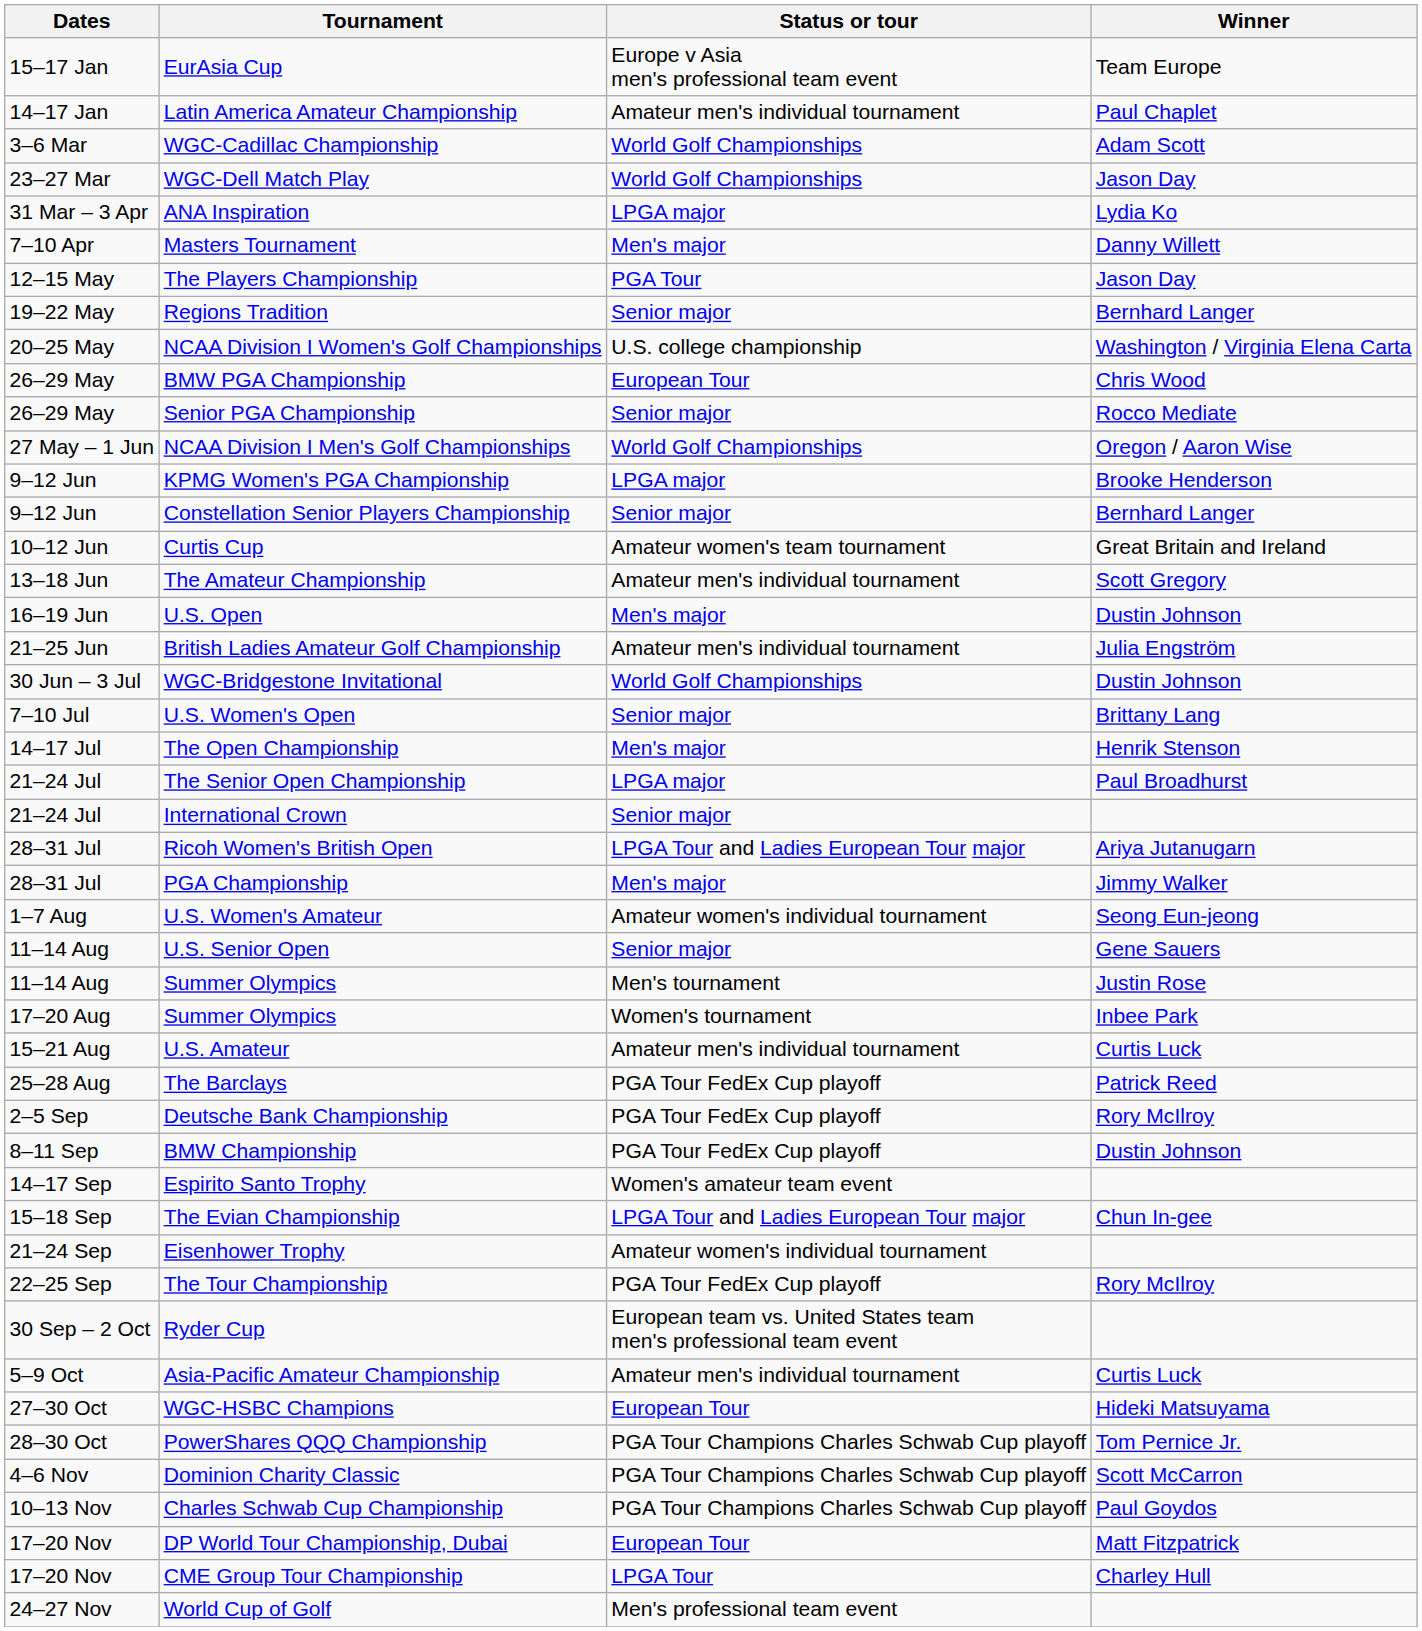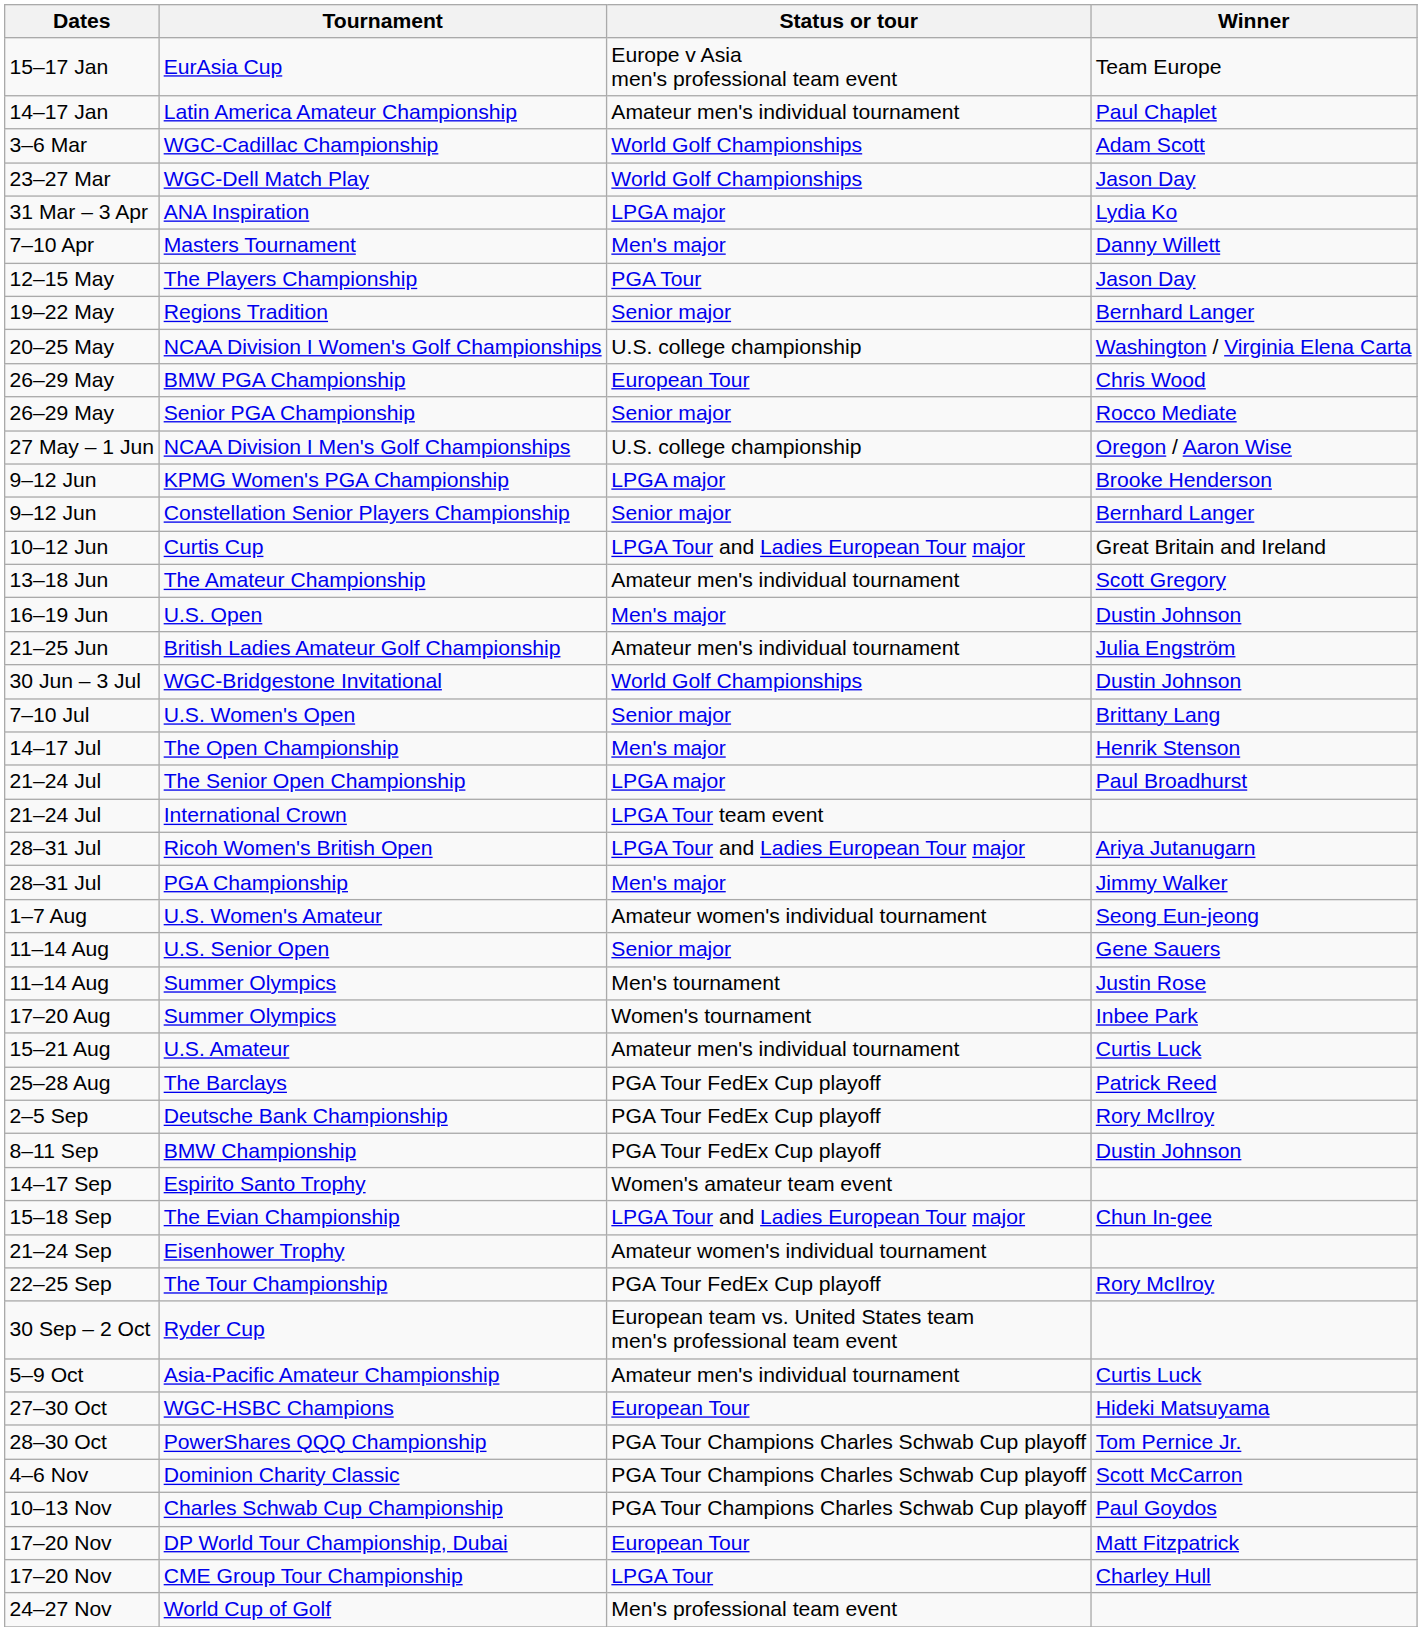(737, 446) World Golf Championships -> (736, 446) U.S. college championship
(778, 547) Amateur women's team tournament -> (818, 547) LPGA Tour and Ladies European Tour major
(671, 815) Senior major -> (717, 815) LPGA Tour team event
